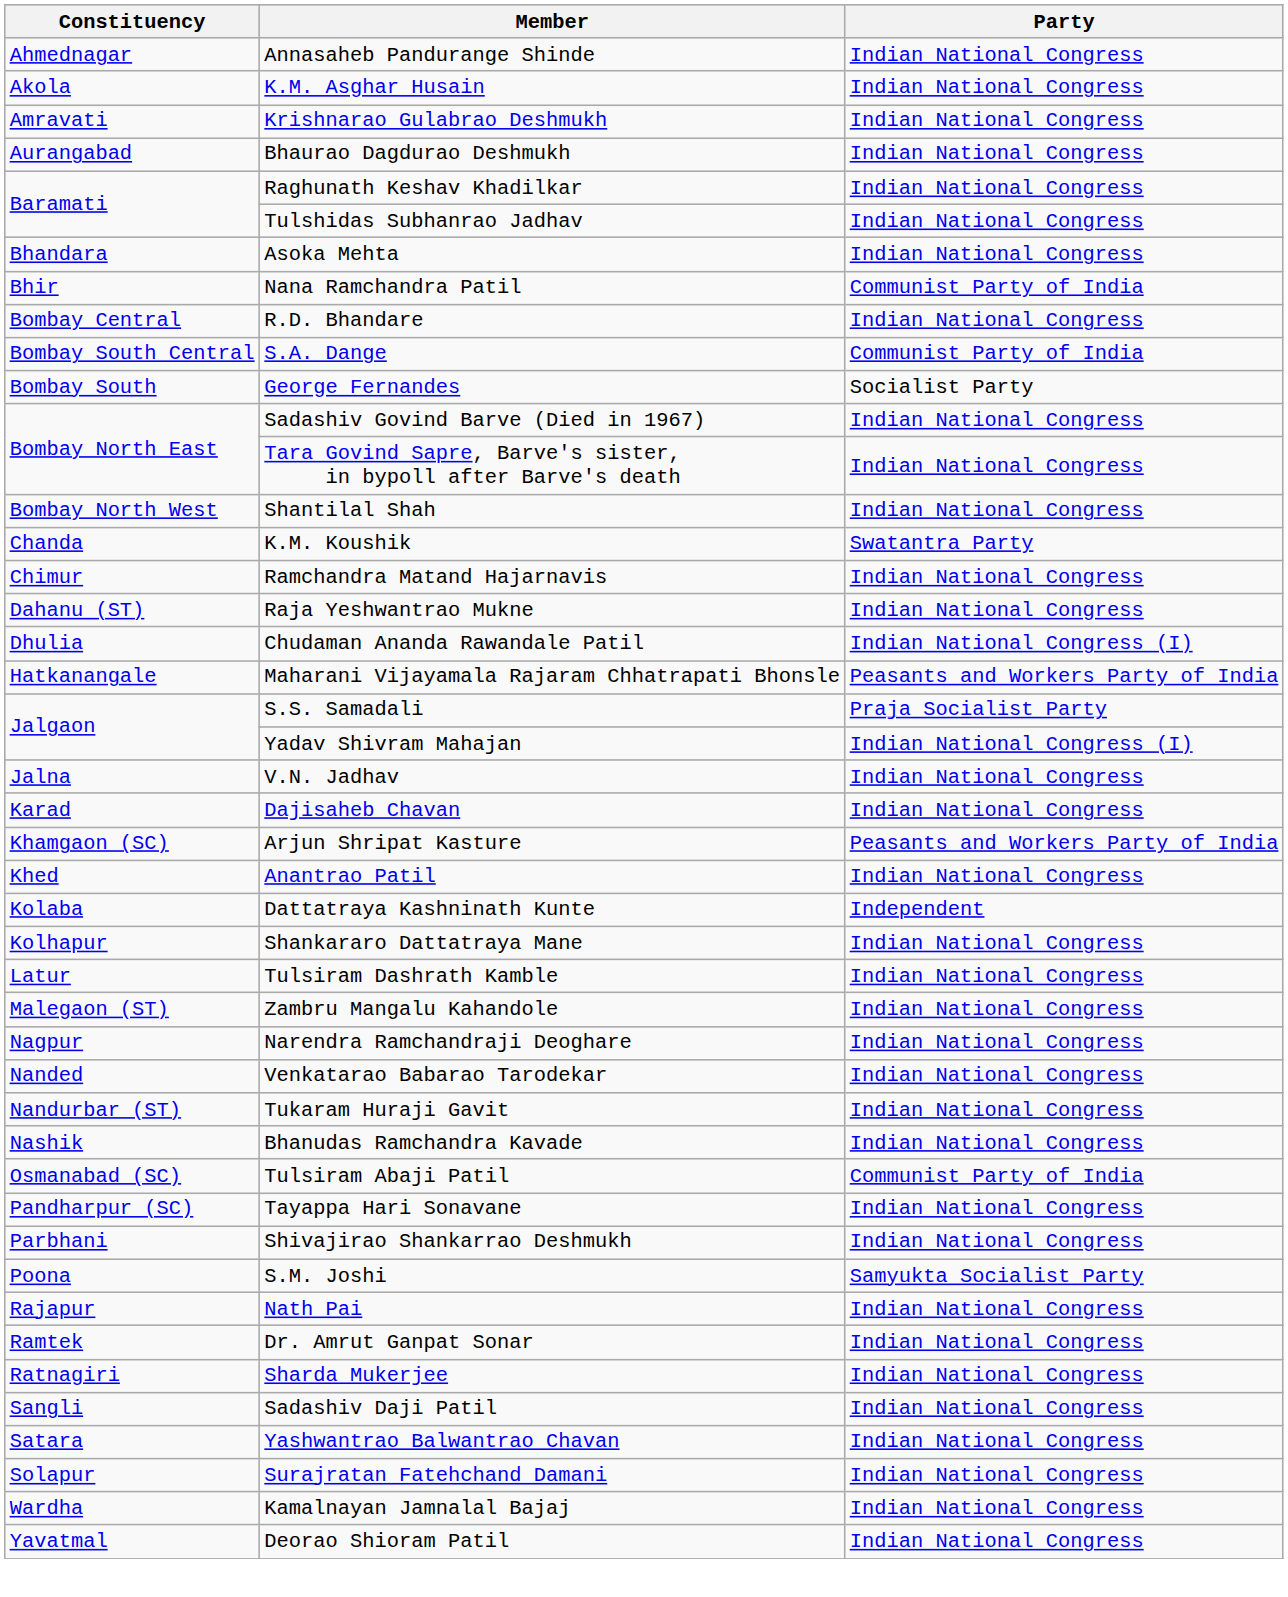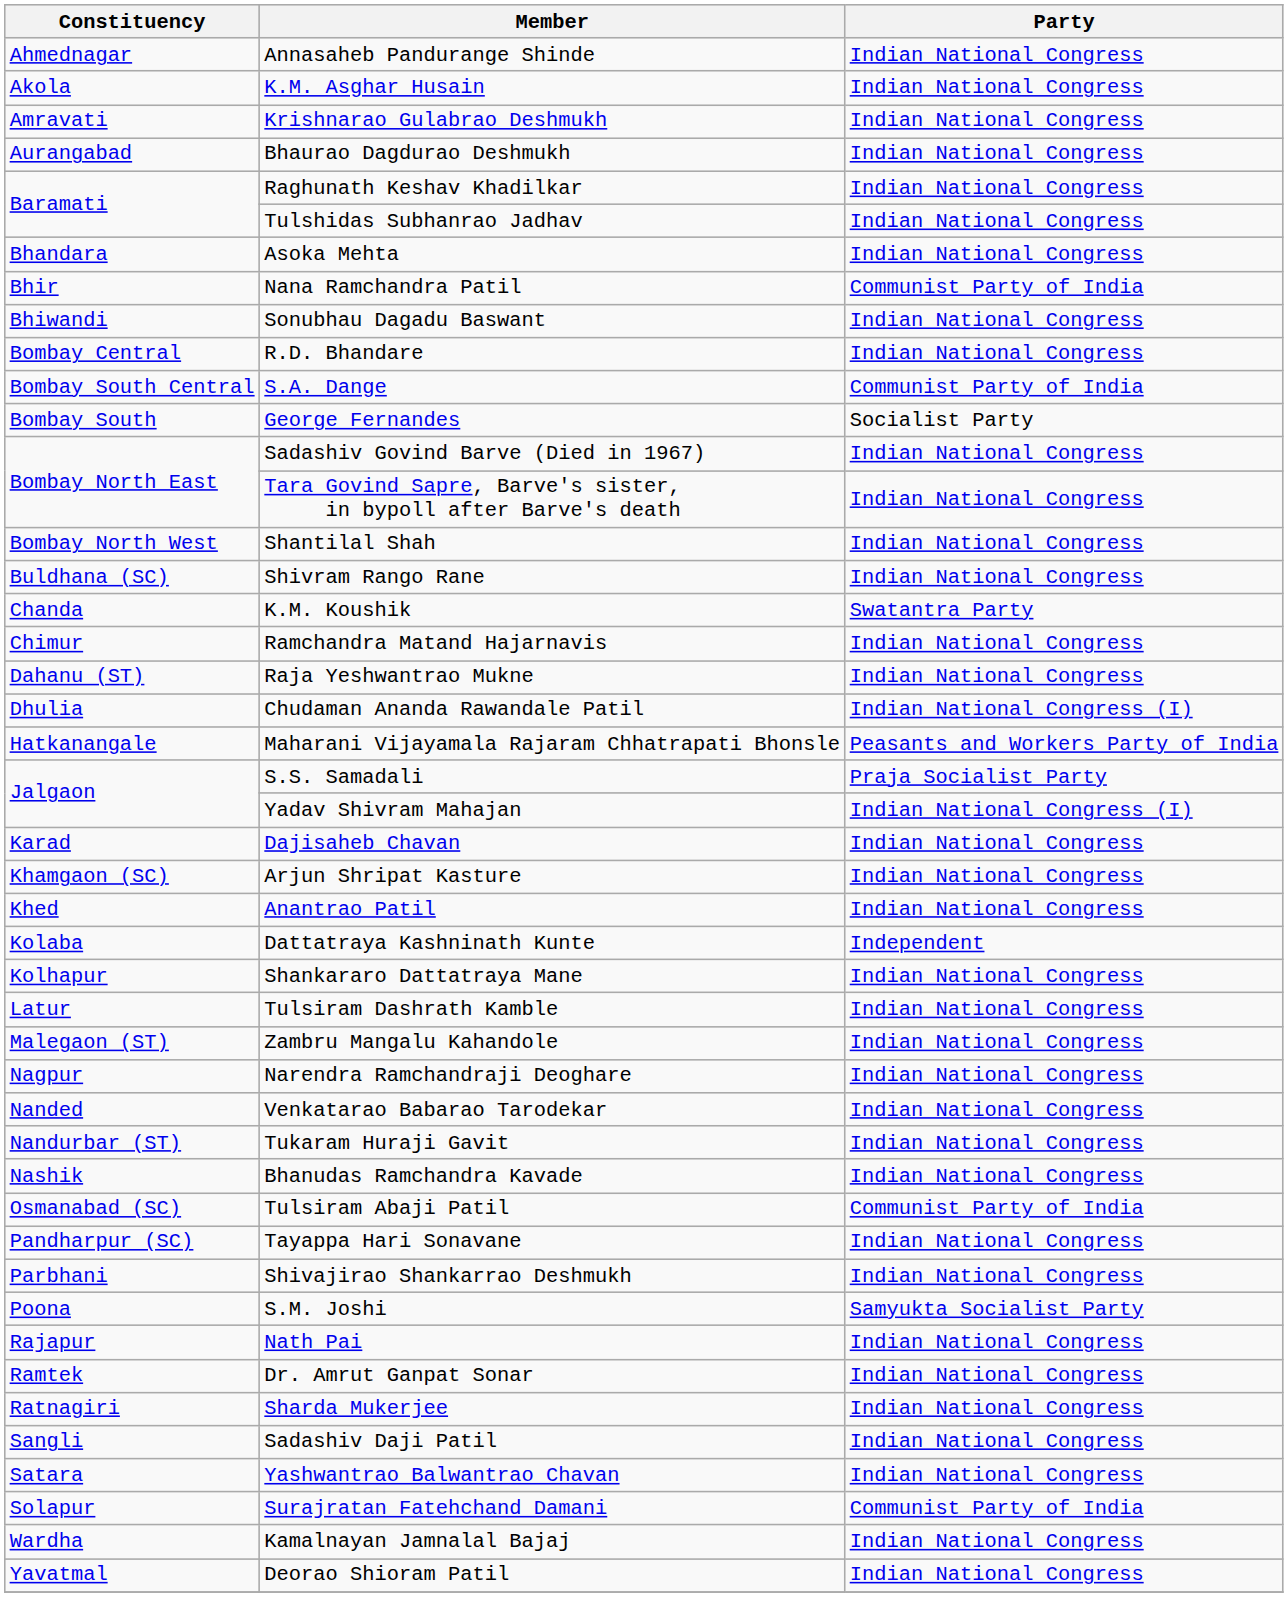+ row: (405, 321)
+ row: (375, 577)
- row: (332, 777)
(1064, 843) Peasants and Workers Party of India -> (997, 877) Indian National Congress
(997, 1475) Indian National Congress -> (997, 1509) Communist Party of India
